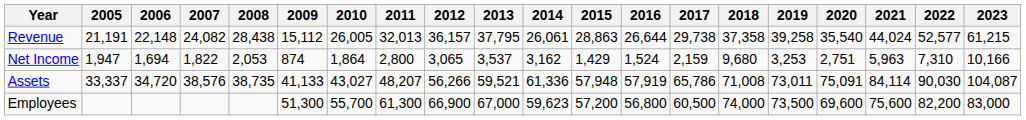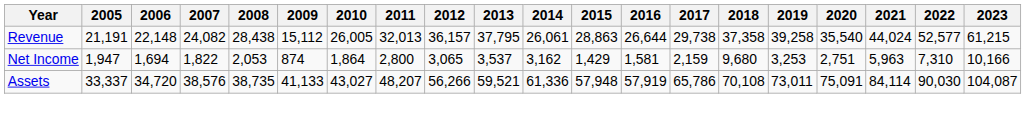(642, 59) 1,524 -> (642, 59) 1,581
(743, 81) 71,008 -> (743, 81) 70,108
- row: (42, 103)
